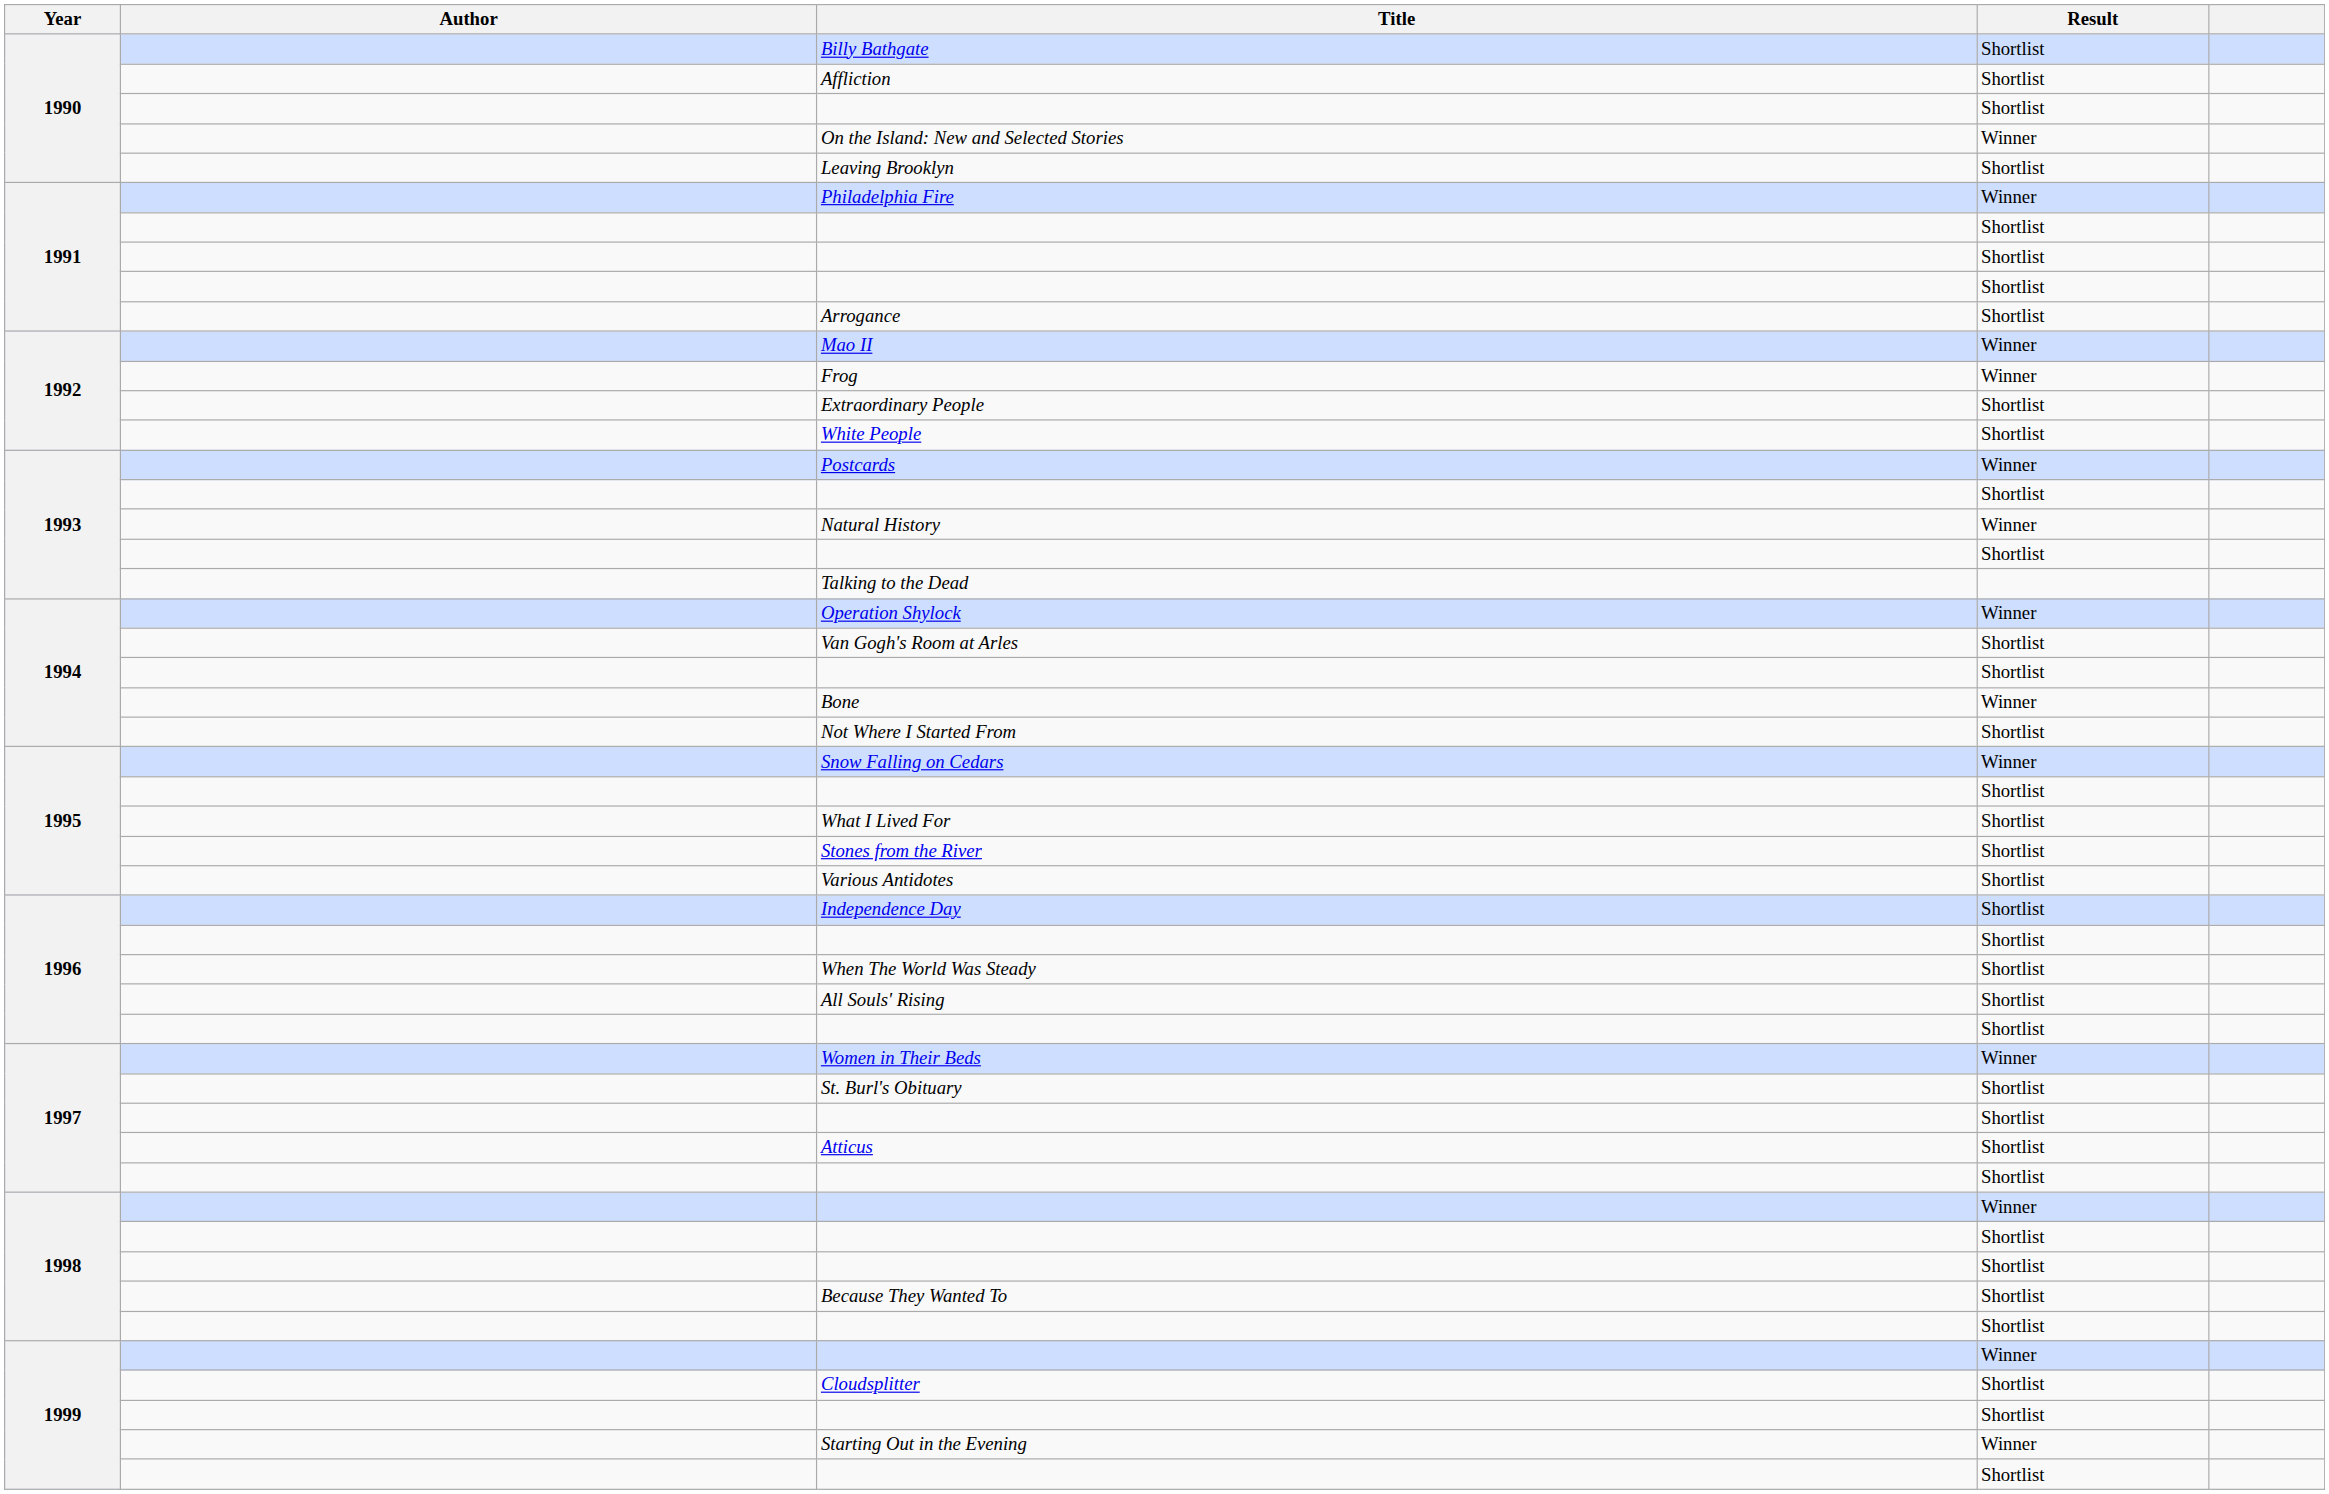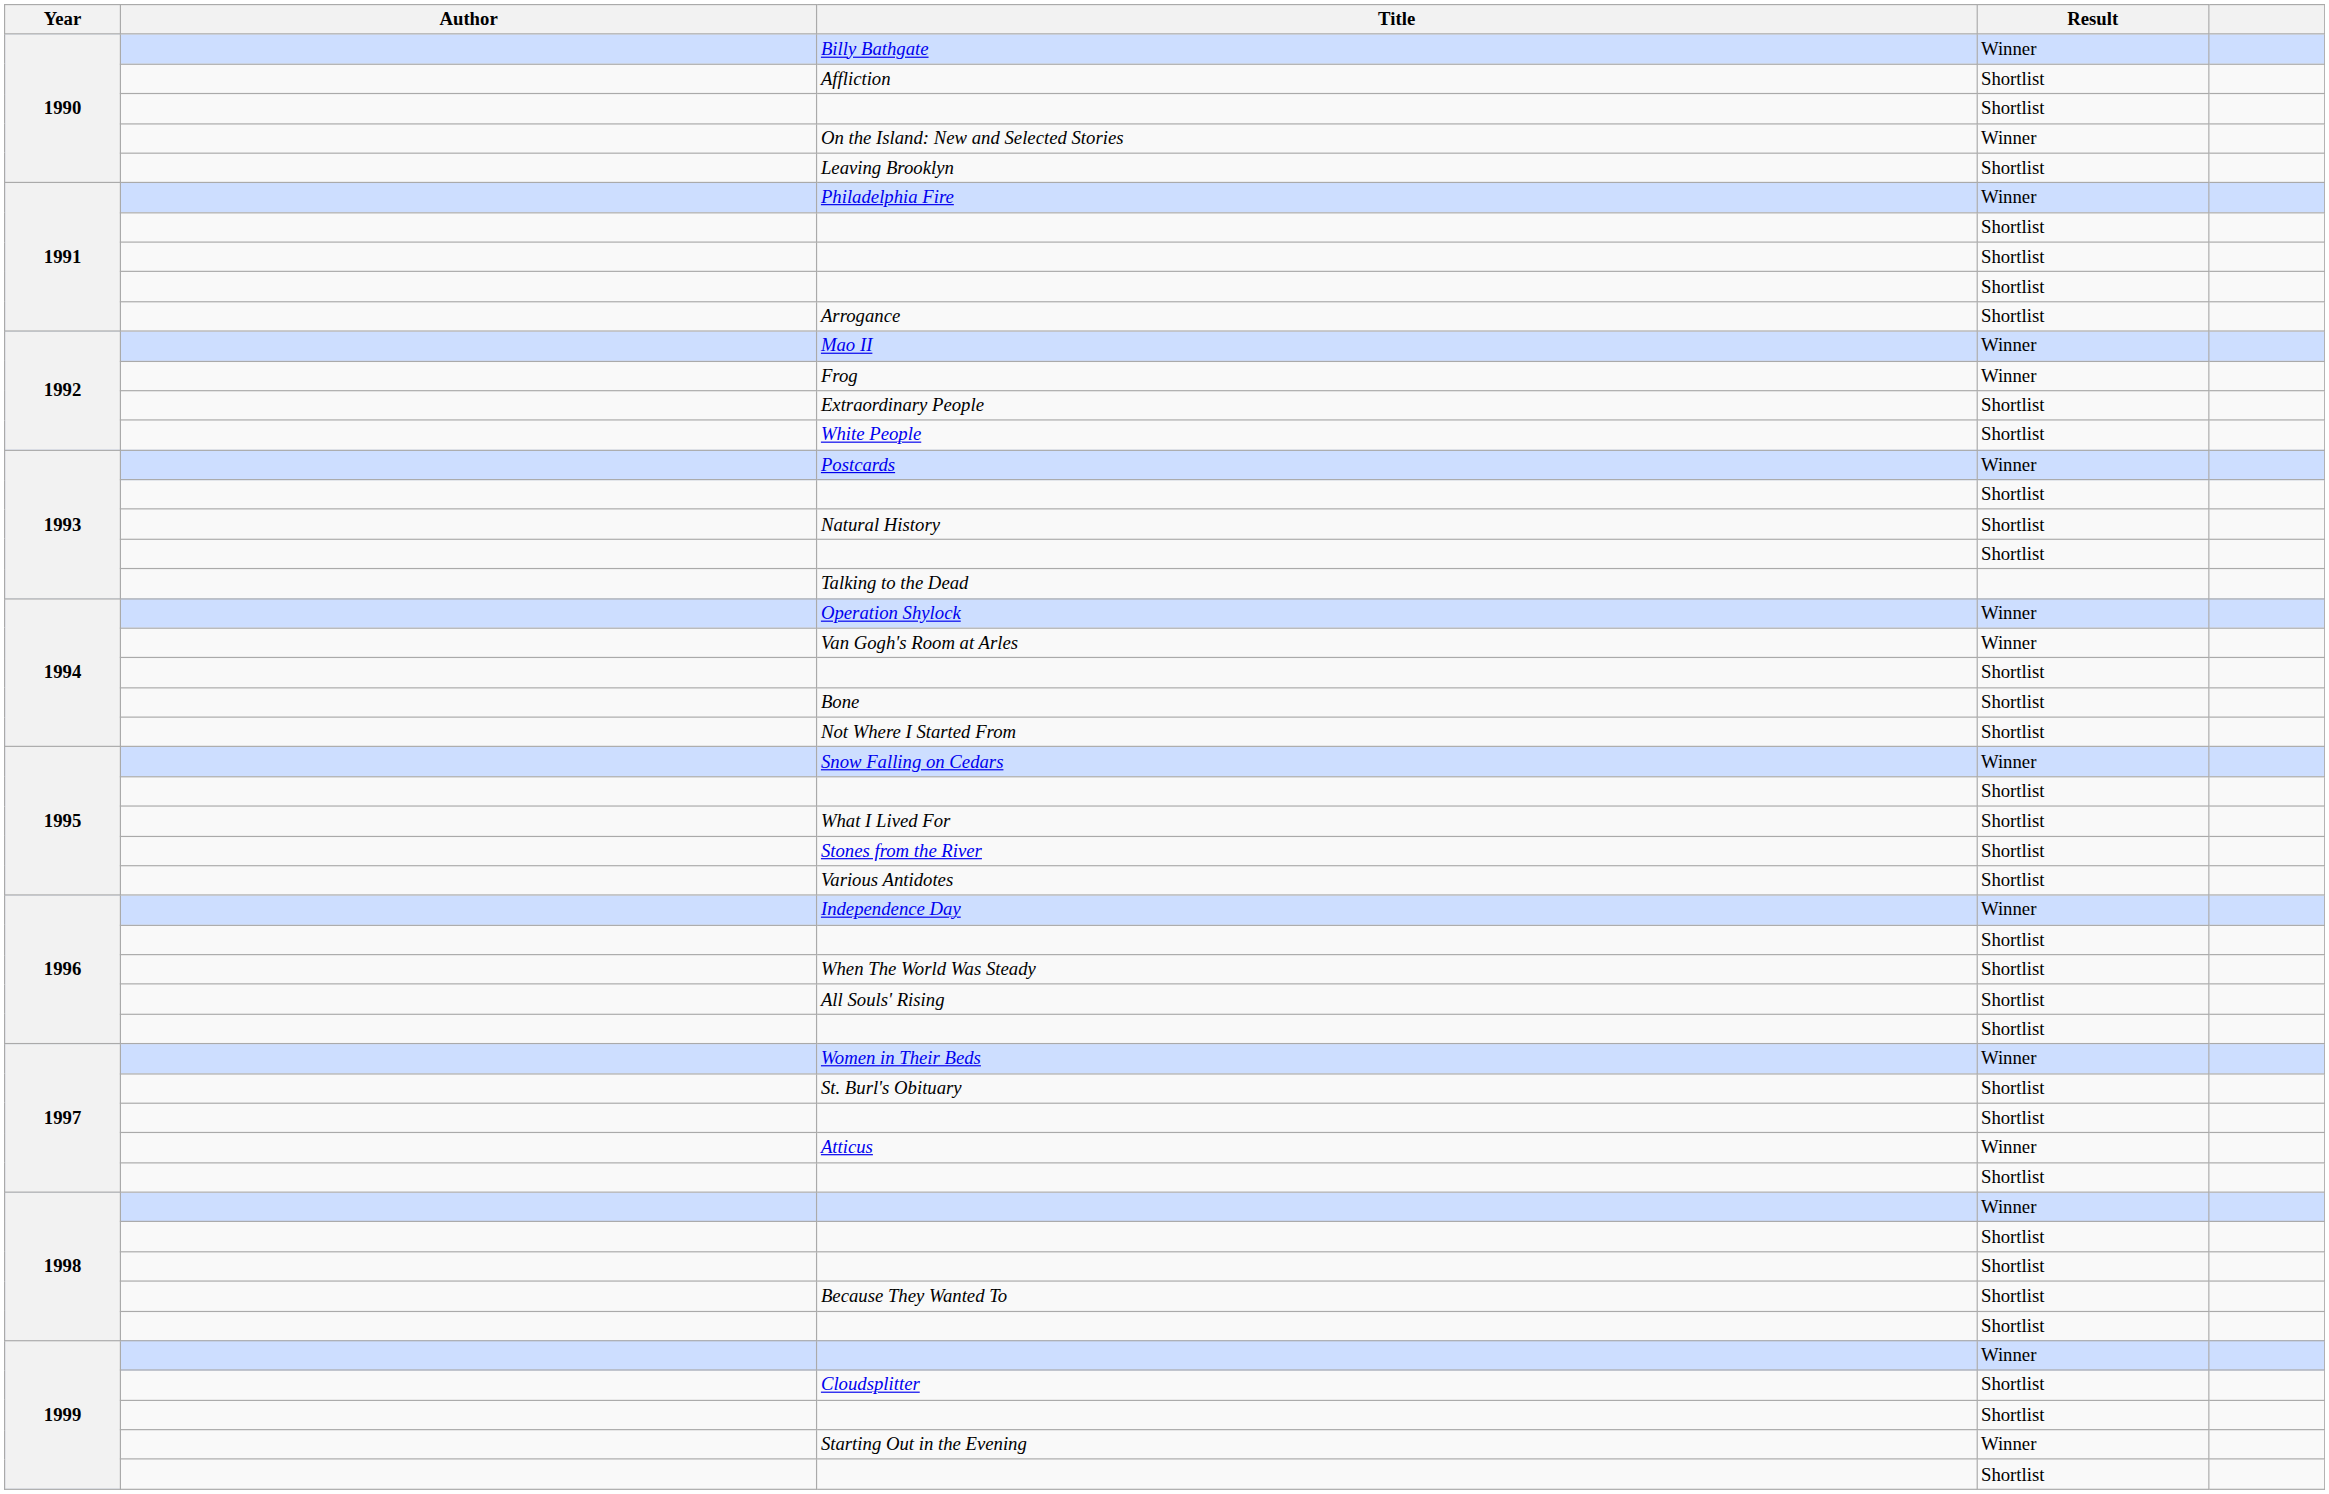(2013, 49) Shortlist -> (2009, 49) Winner
(2009, 524) Winner -> (2013, 524) Shortlist
(2013, 642) Shortlist -> (2009, 642) Winner
(2009, 702) Winner -> (2013, 702) Shortlist
(2013, 910) Shortlist -> (2009, 910) Winner
(2013, 1147) Shortlist -> (2009, 1147) Winner
